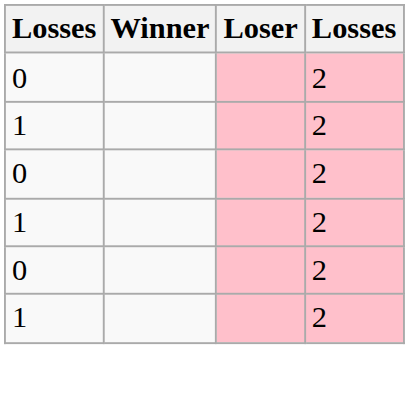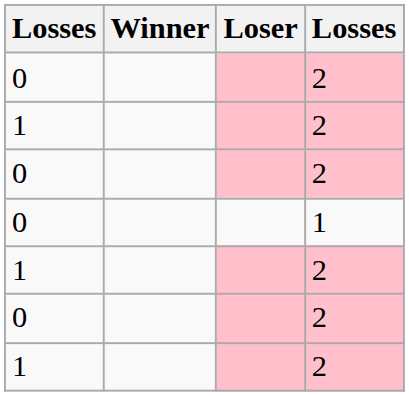+ row: (20, 221)
